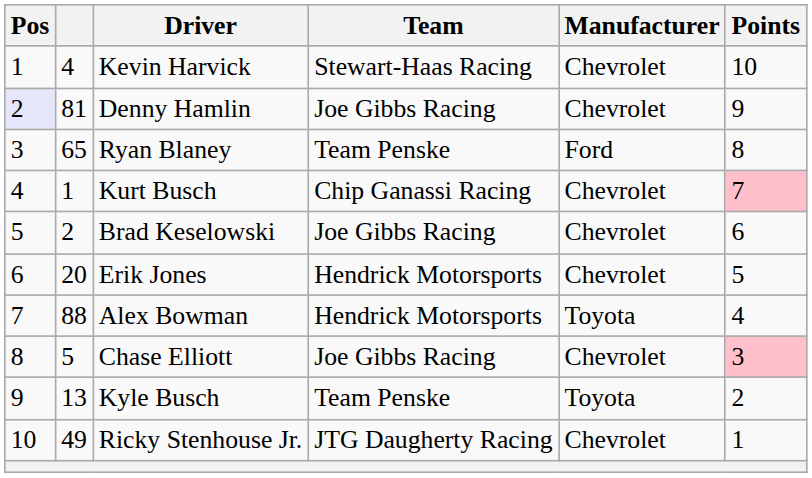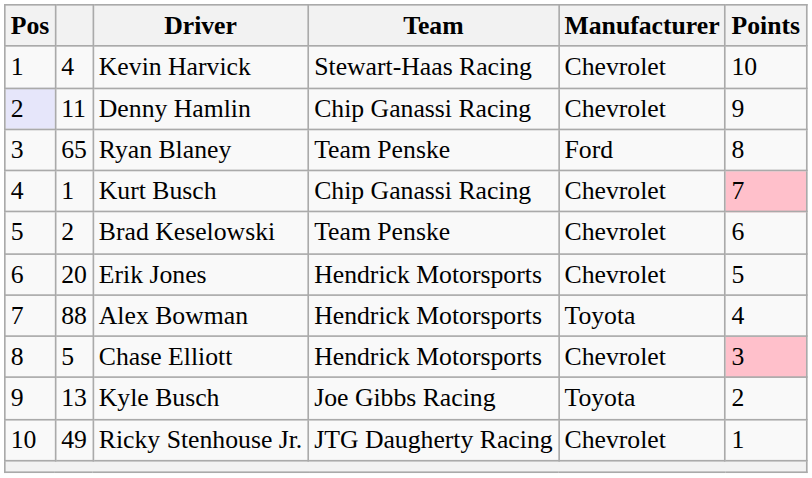(74, 107) 81 -> (74, 107) 11
(405, 107) Joe Gibbs Racing -> (423, 107) Chip Ganassi Racing
(405, 231) Joe Gibbs Racing -> (382, 231) Team Penske
(405, 356) Joe Gibbs Racing -> (428, 356) Hendrick Motorsports
(382, 397) Team Penske -> (405, 397) Joe Gibbs Racing
